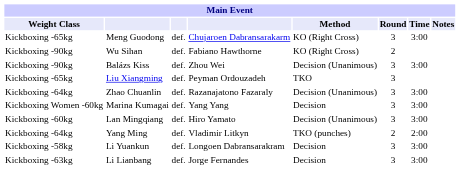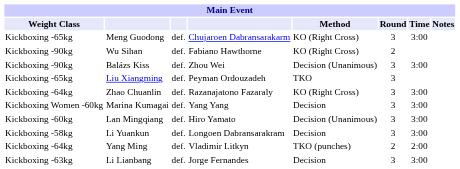(335, 92) Decision (Unanimous) -> (326, 92) KO (Right Cross)
rows swapped: (127, 146) <-> (127, 133)
